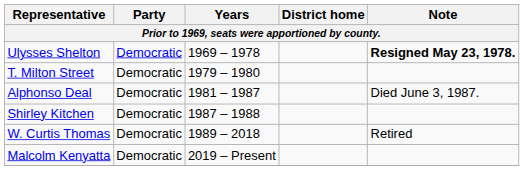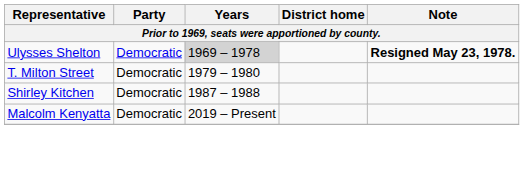(224, 52) no background -> (224, 52) lightgrey background
- row: (50, 93)
- row: (59, 134)
